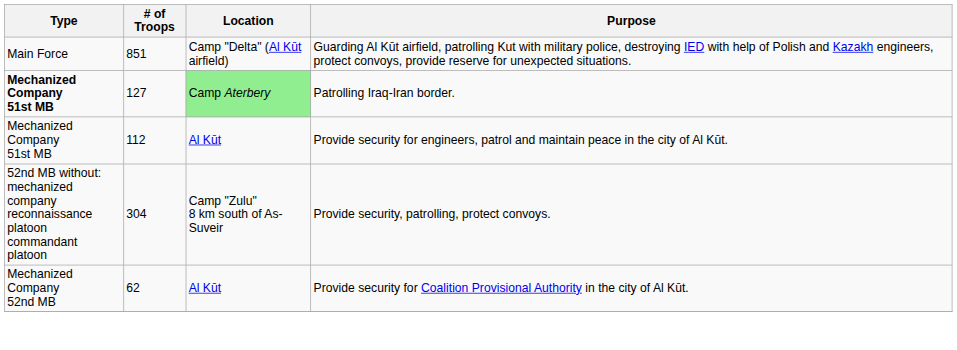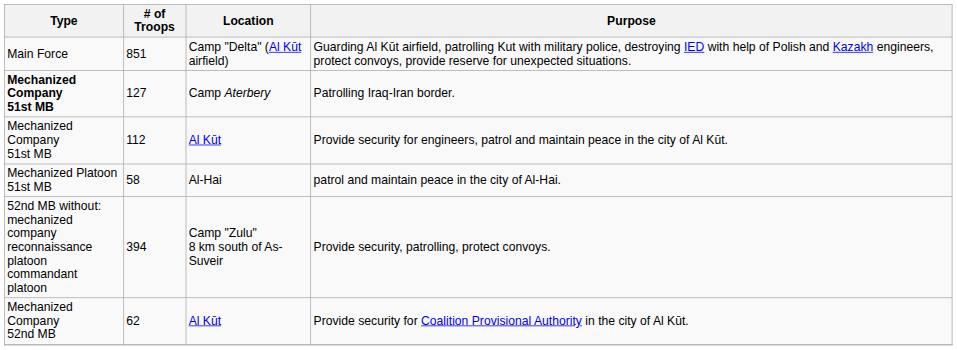(230, 93) lightgreen background -> (230, 93) no background
+ row: (437, 180)
(136, 214) 304 -> (136, 247) 394
